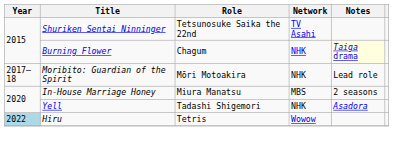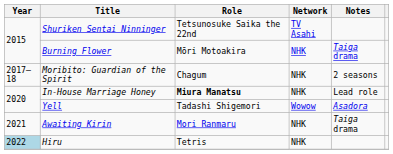(192, 52) Chagum -> (211, 52) Mōri Motoakira
(346, 52) lightyellow background -> (346, 52) no background
(211, 75) Mōri Motoakira -> (192, 75) Chagum
(355, 75) Lead role -> (355, 75) 2 seasons
(209, 93) normal -> (209, 93) bold
(298, 93) MBS -> (298, 93) NHK
(355, 93) 2 seasons -> (355, 93) Lead role
(298, 106) NHK -> (303, 106) Wowow
+ row: (77, 124)
(303, 119) Wowow -> (298, 142) NHK
